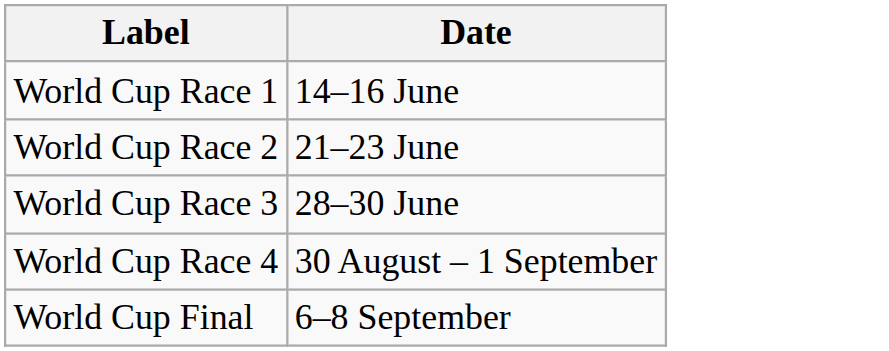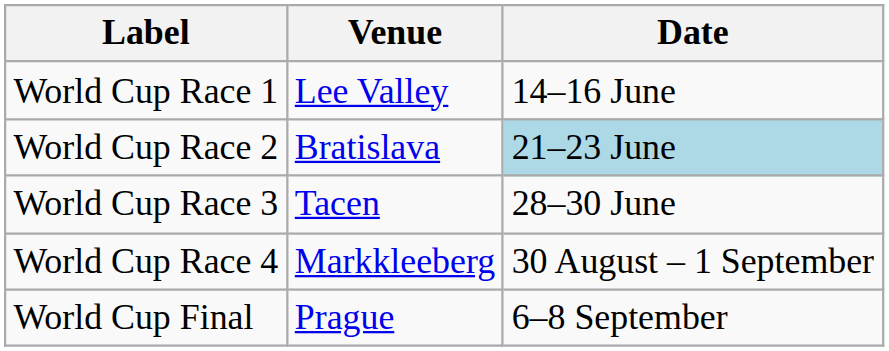+ column: (395, 32)
(377, 146) no background -> (594, 146) lightblue background
